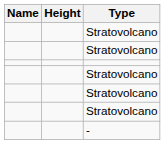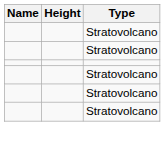- row: (23, 130)
